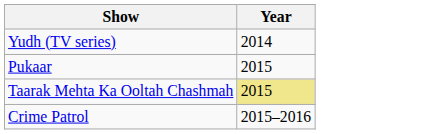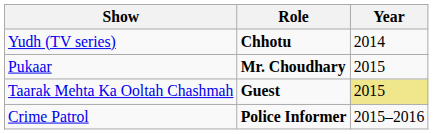+ column: (294, 16)
